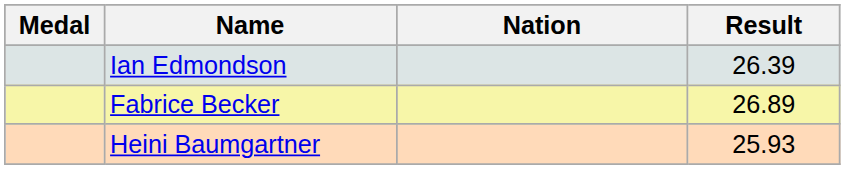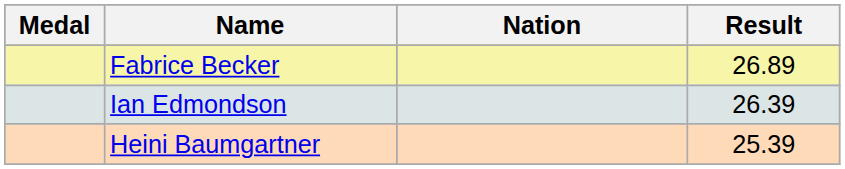rows swapped: (195, 105) <-> (198, 65)
(764, 145) 25.93 -> (764, 145) 25.39
